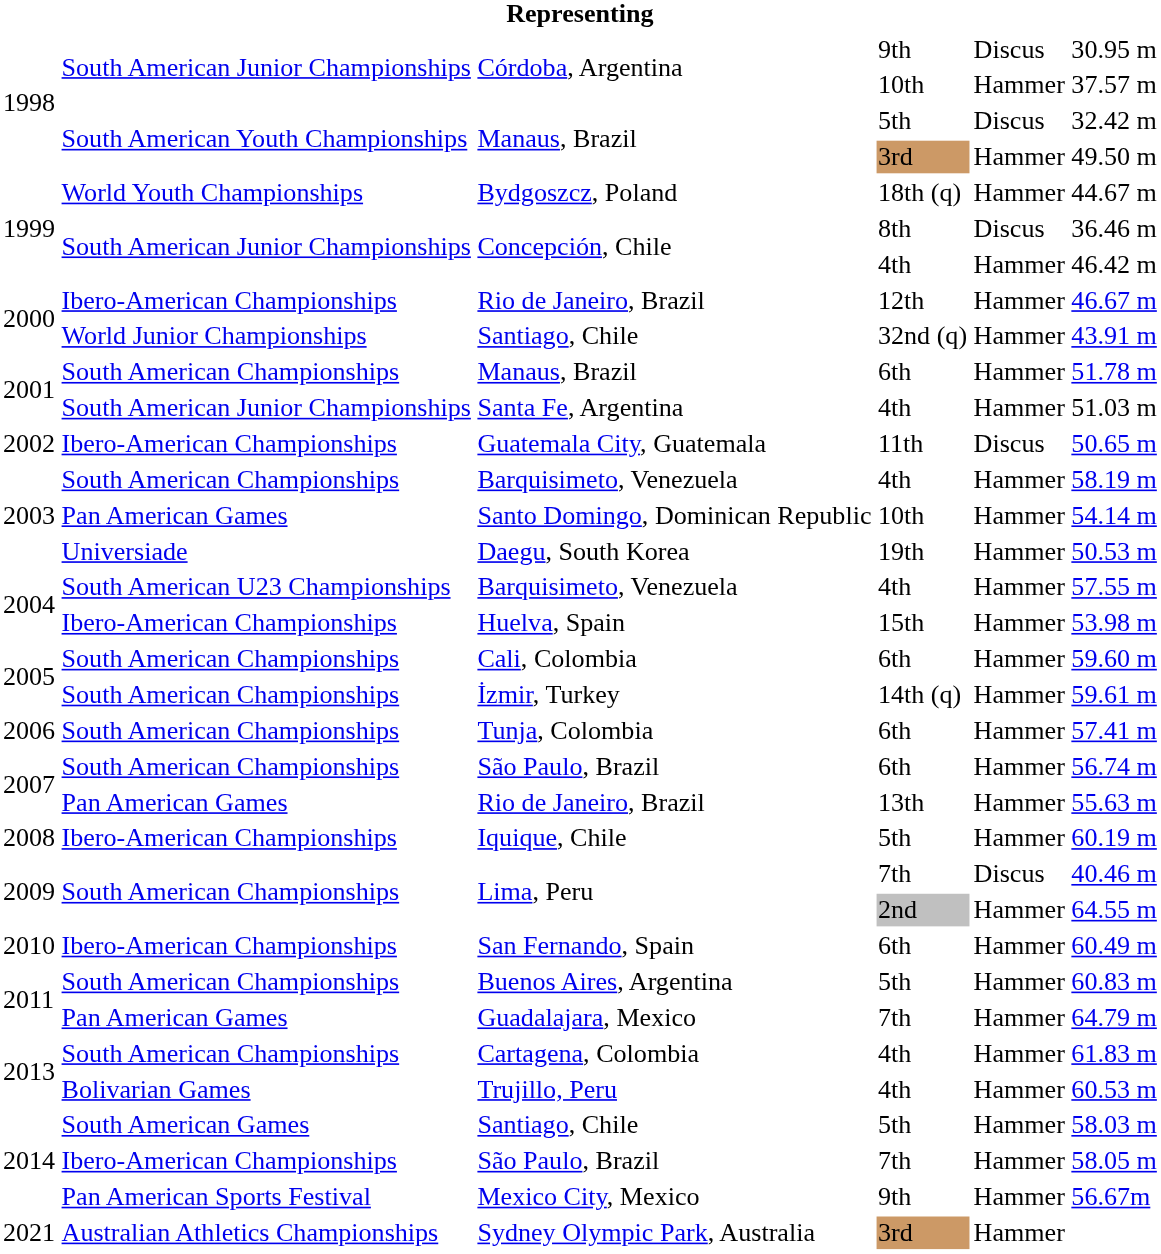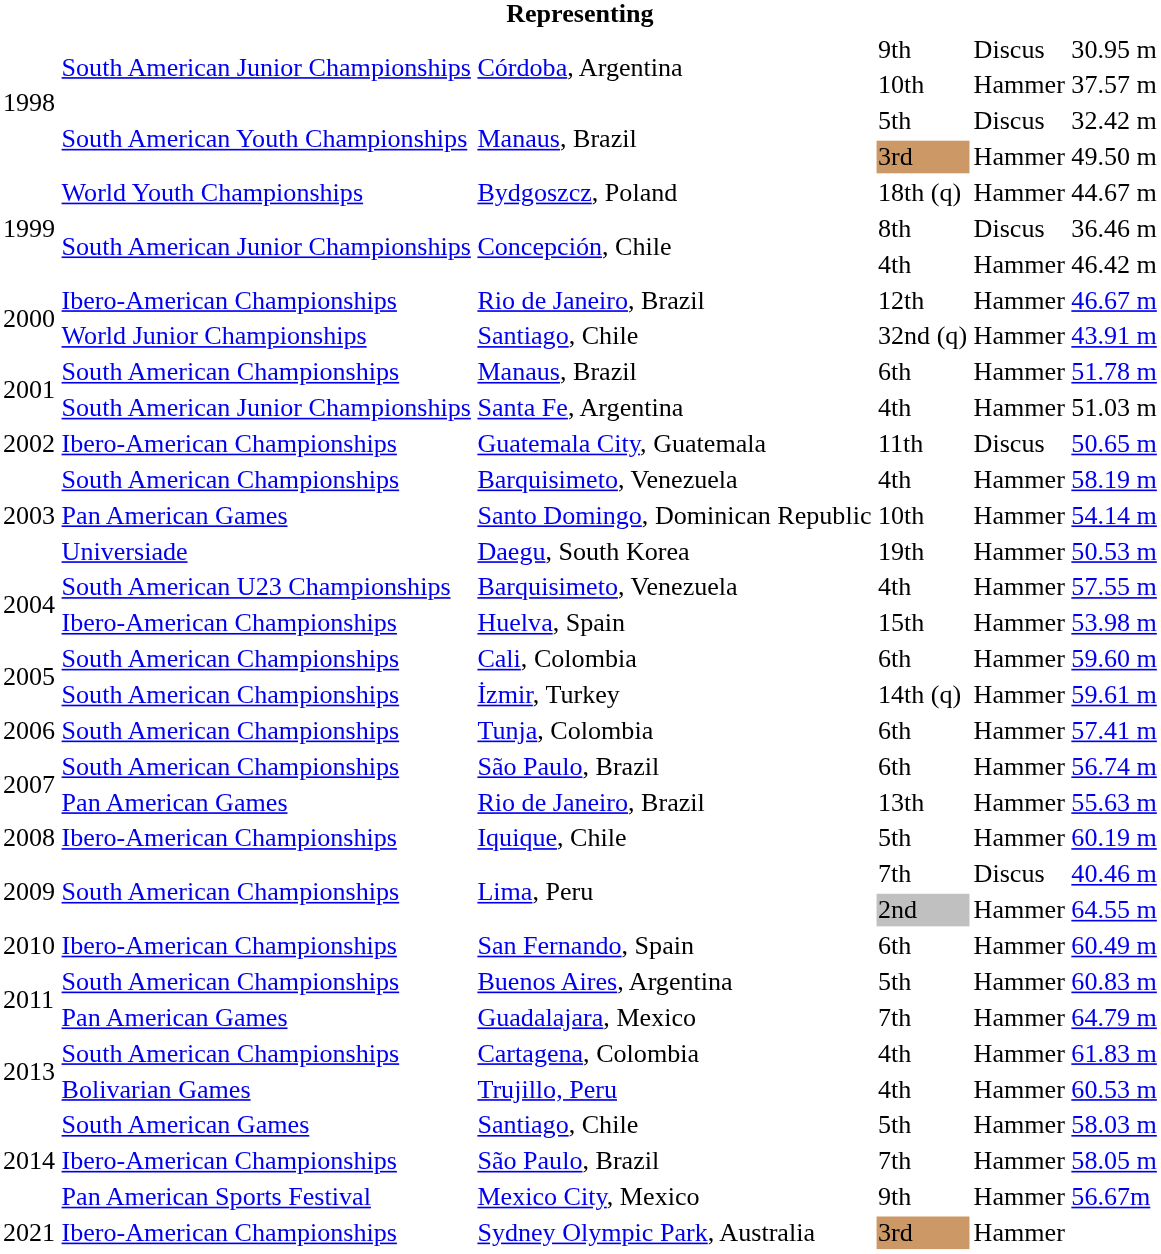(250, 1232) Australian Athletics Championships -> (229, 1232) Ibero-American Championships
